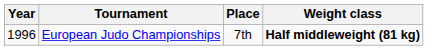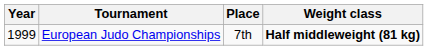(22, 34) 1996 -> (22, 34) 1999
